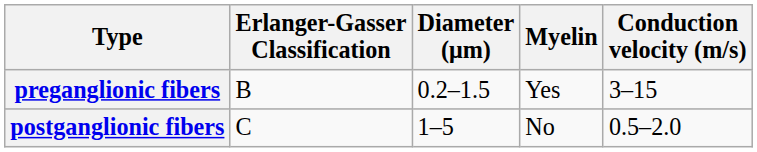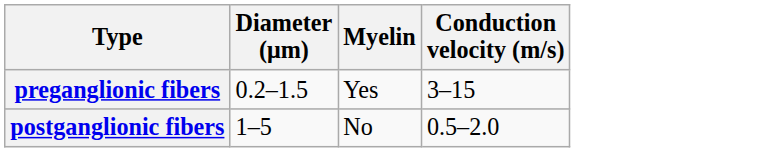- column: (321, 37)
